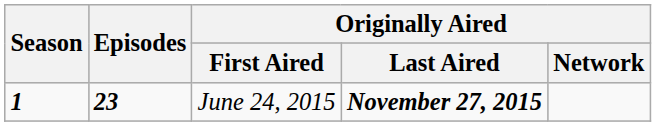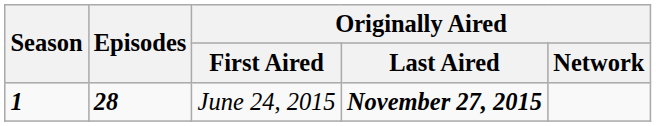(106, 101) 23 -> (106, 101) 28
